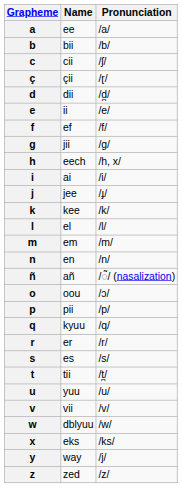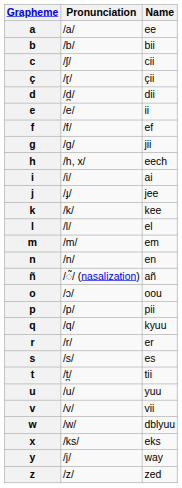columns swapped: (137, 12) <-> (78, 12)
